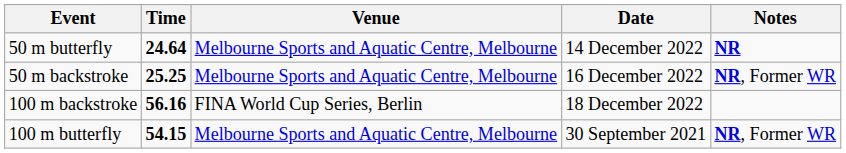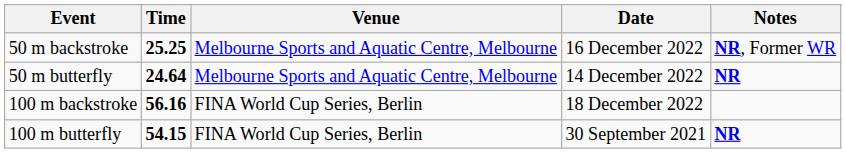rows swapped: (68, 76) <-> (60, 47)
(376, 133) Melbourne Sports and Aquatic Centre, Melbourne -> (308, 133) FINA World Cup Series, Berlin
(775, 133) NR, Former WR -> (727, 133) NR
